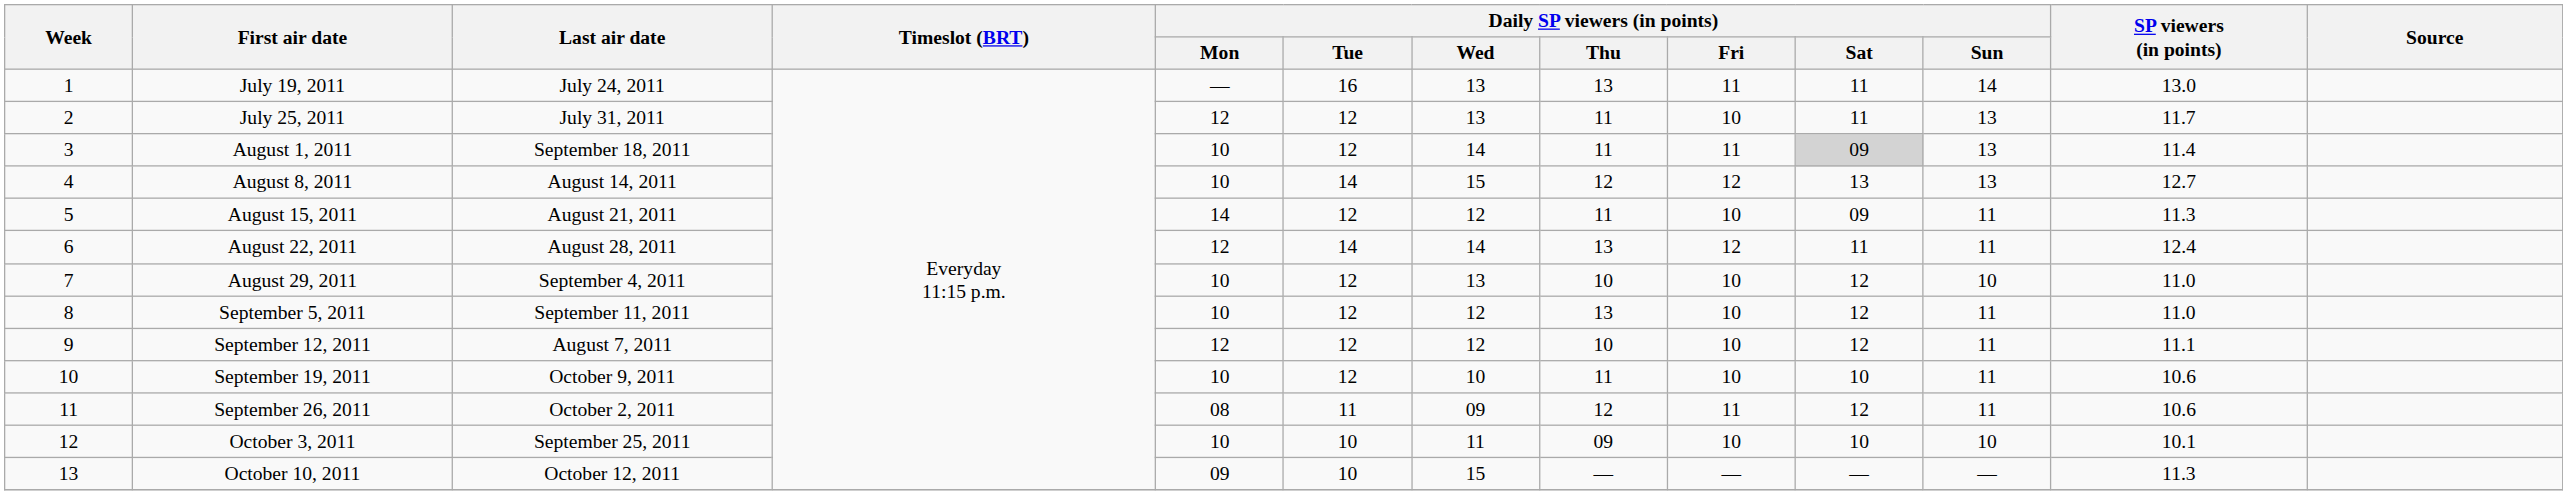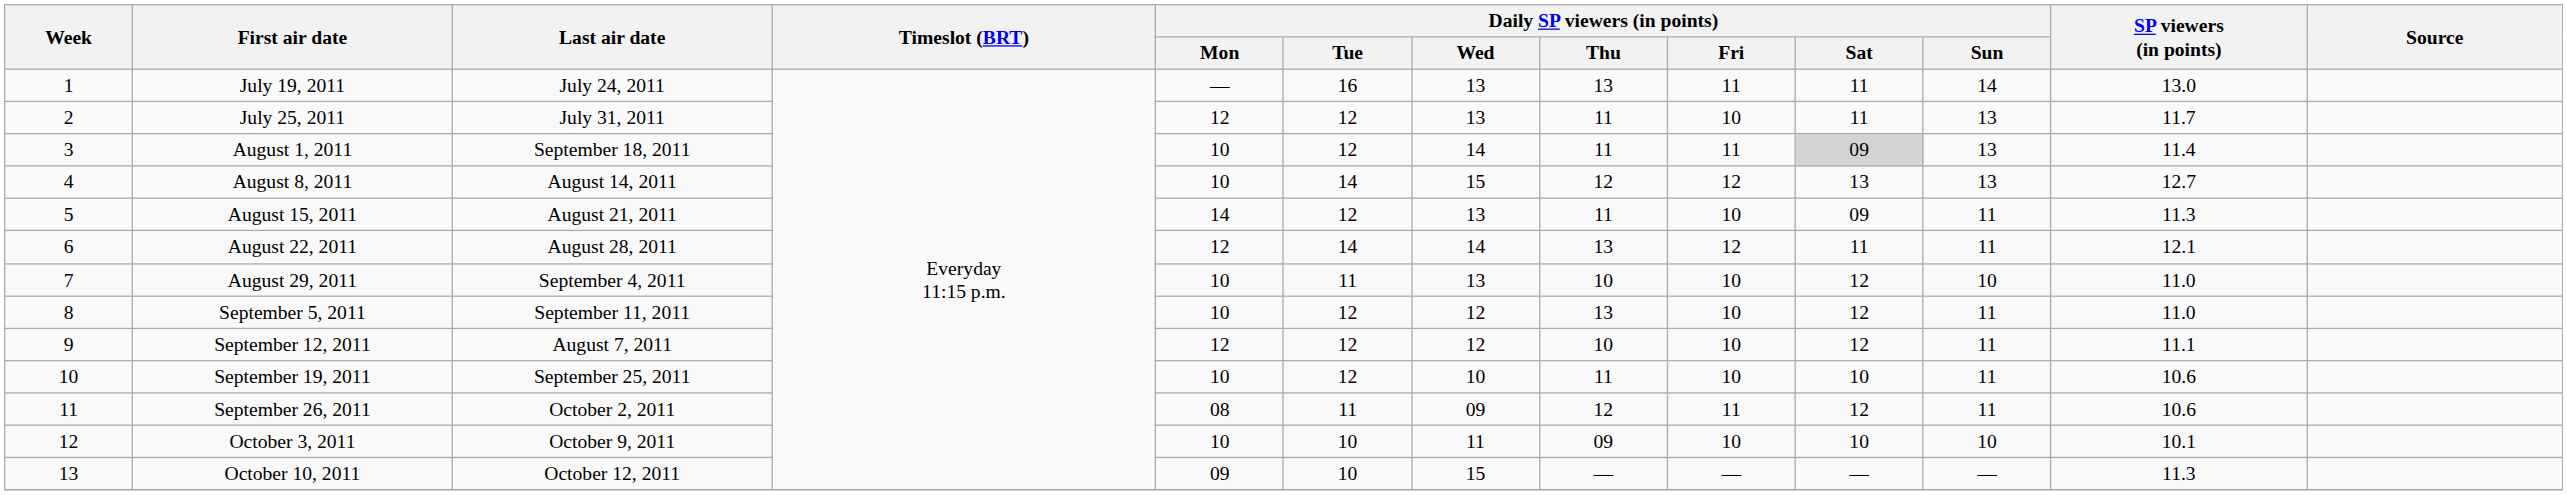(1475, 214) 12 -> (1475, 214) 13
(2179, 247) 12.4 -> (2179, 247) 12.1
(1348, 279) 12 -> (1348, 279) 11
(612, 376) October 9, 2011 -> (612, 376) September 25, 2011
(612, 441) September 25, 2011 -> (612, 441) October 9, 2011
